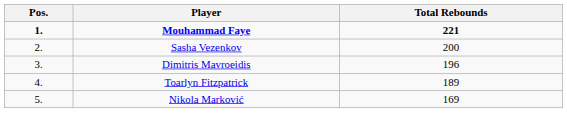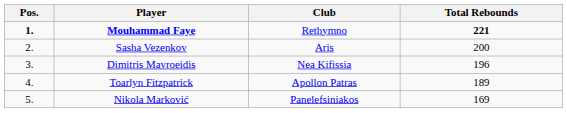+ column: (324, 13)
